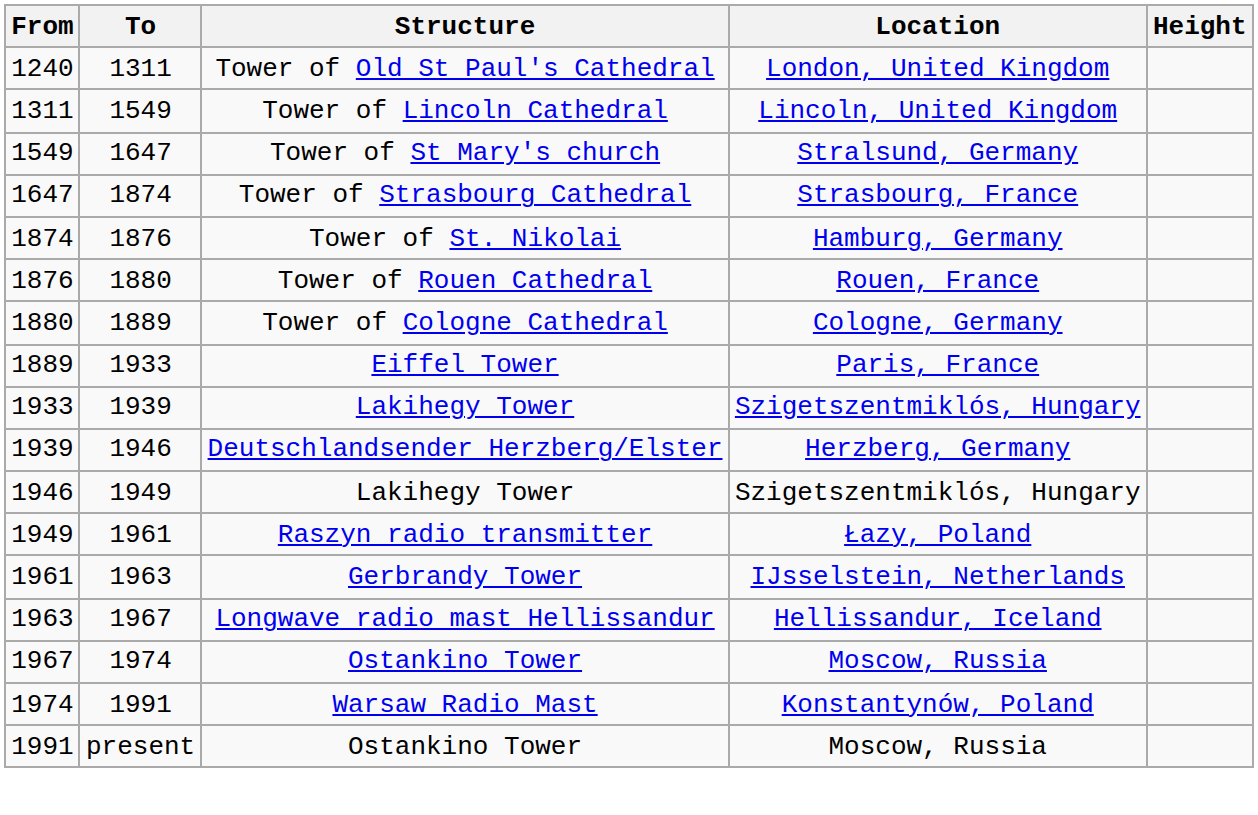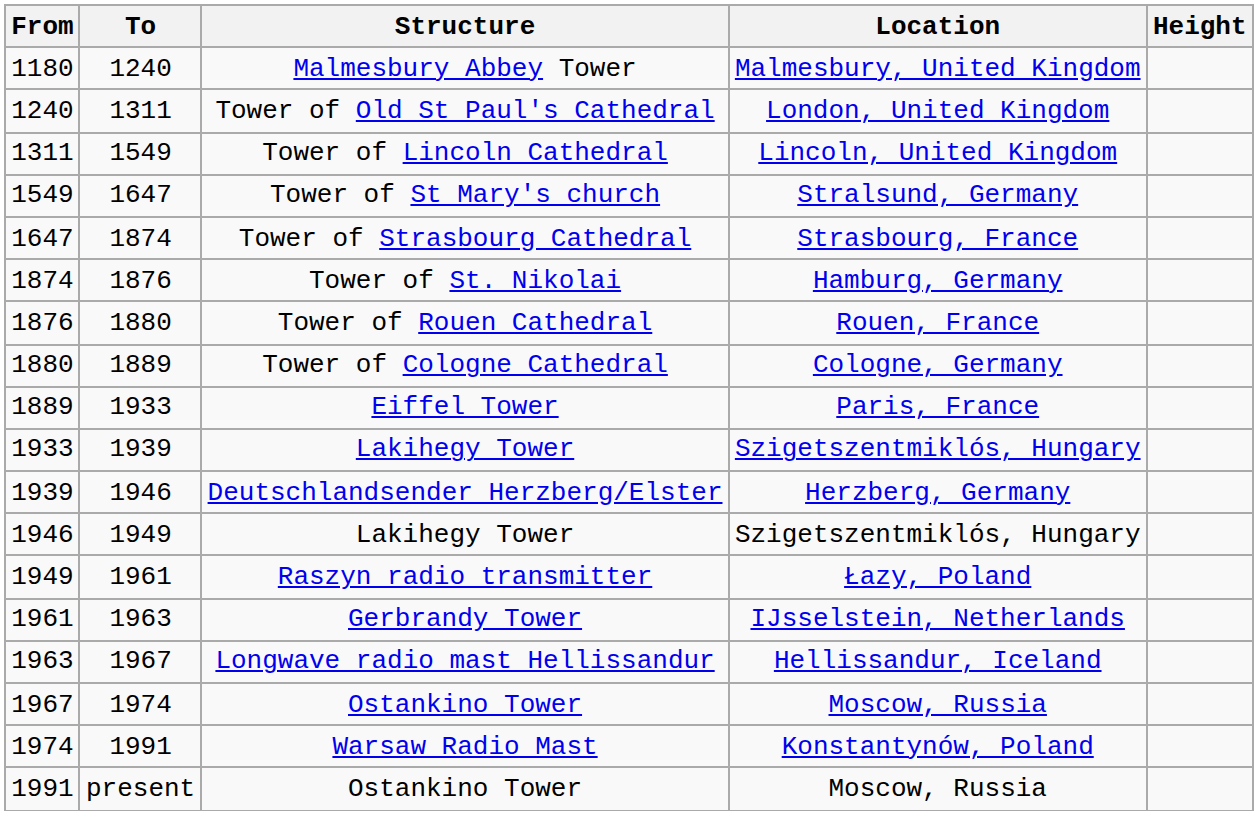+ row: (42, 69)
